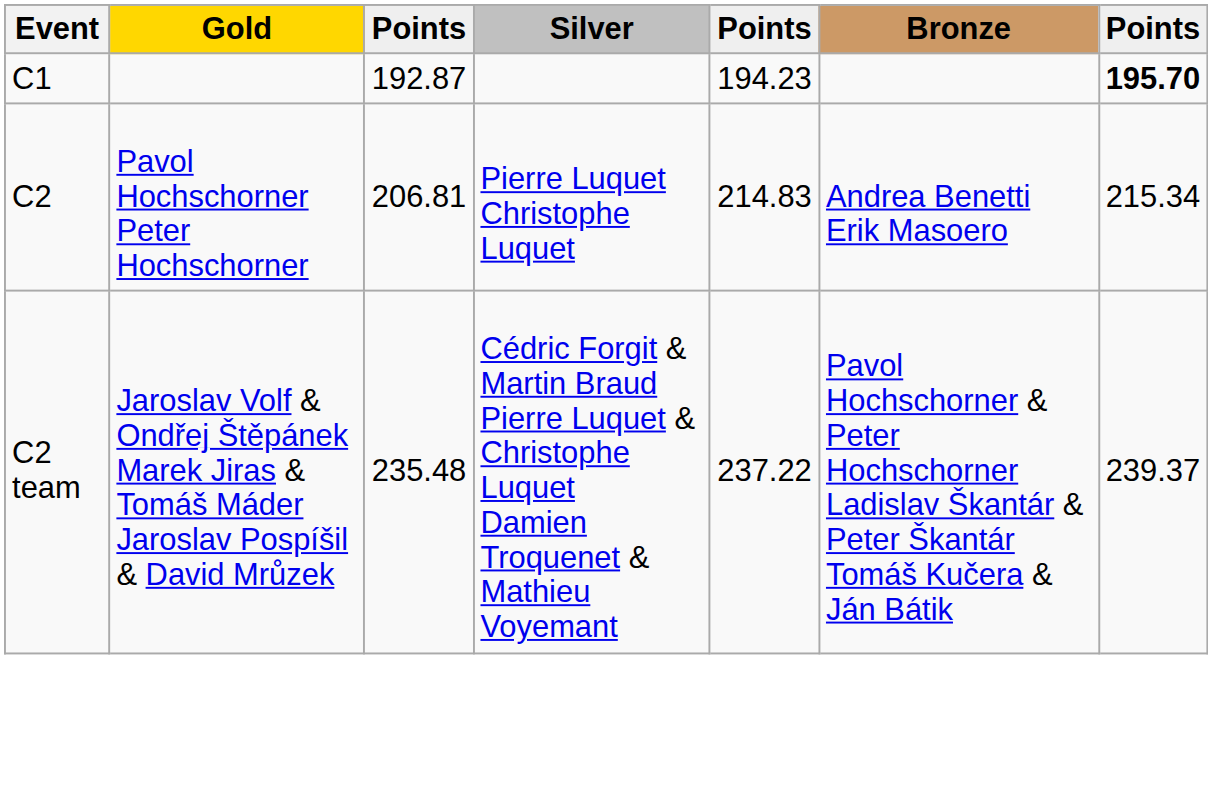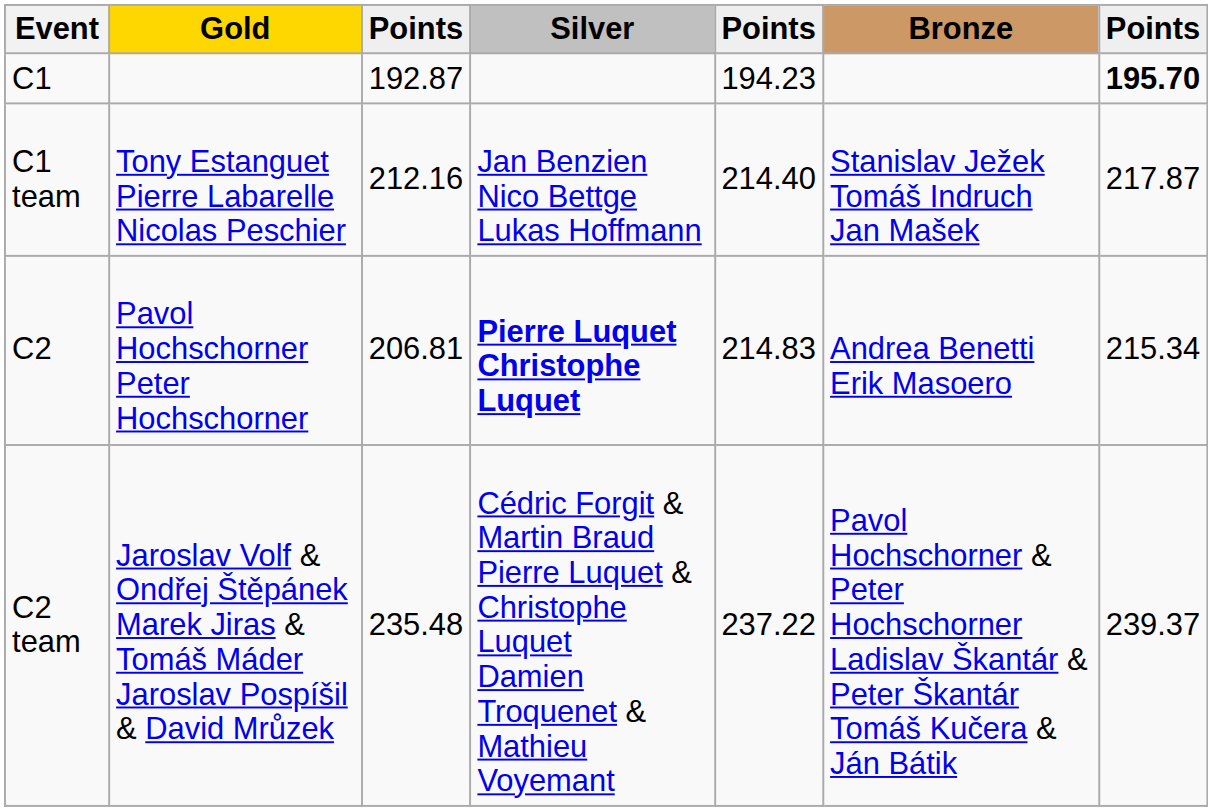+ row: (46, 179)
(573, 213) normal -> (577, 366) bold
